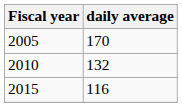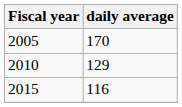(98, 65) 132 -> (98, 65) 129
